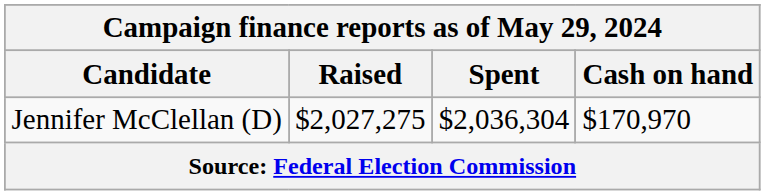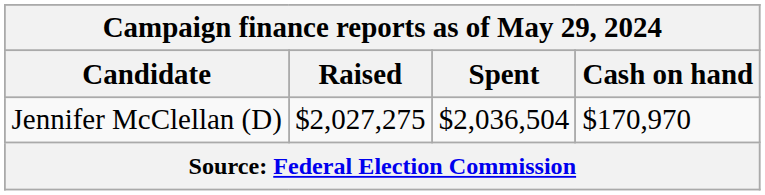(504, 119) $2,036,304 -> (504, 119) $2,036,504
